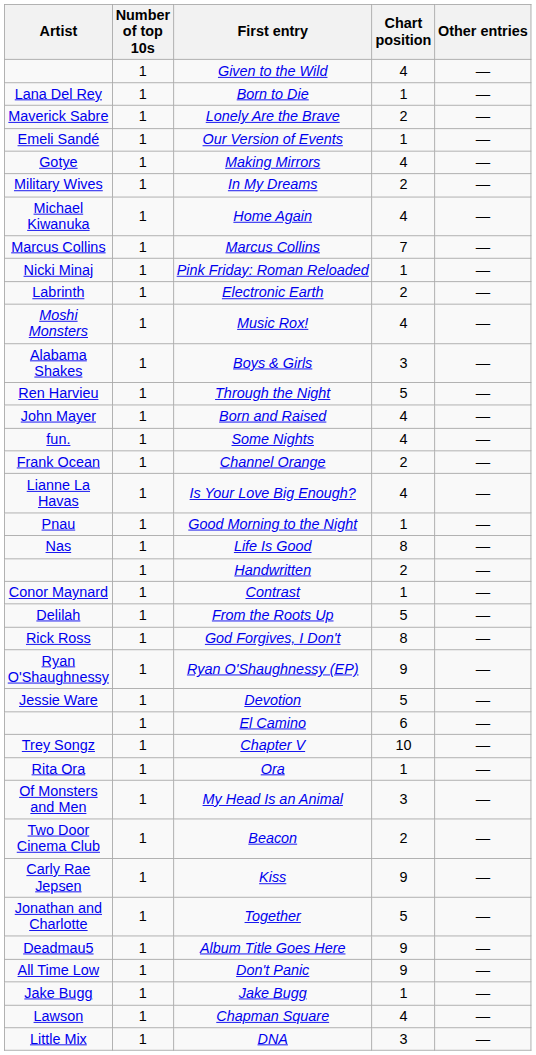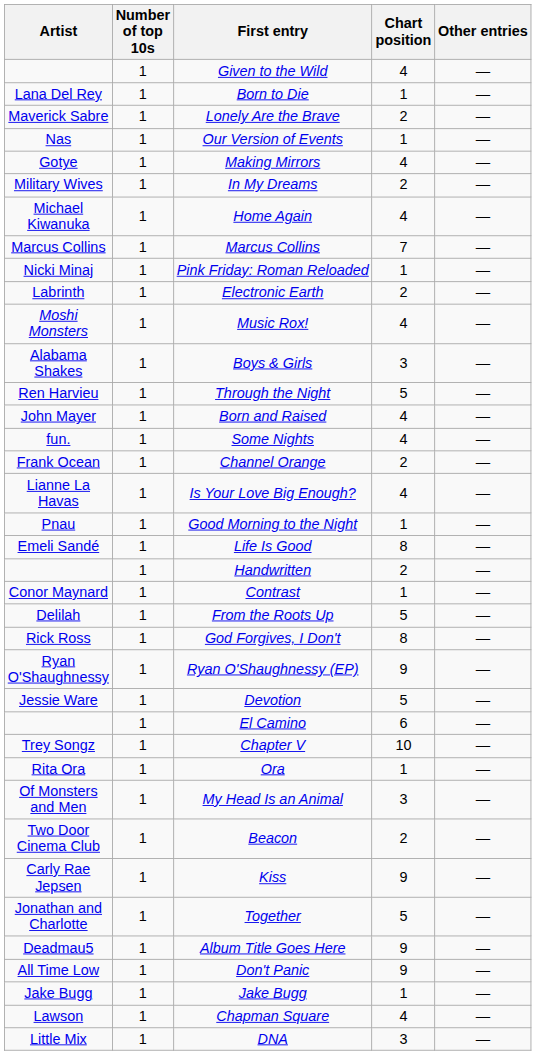(58, 139) Emeli Sandé -> (58, 139) Nas
(58, 547) Nas -> (58, 547) Emeli Sandé
